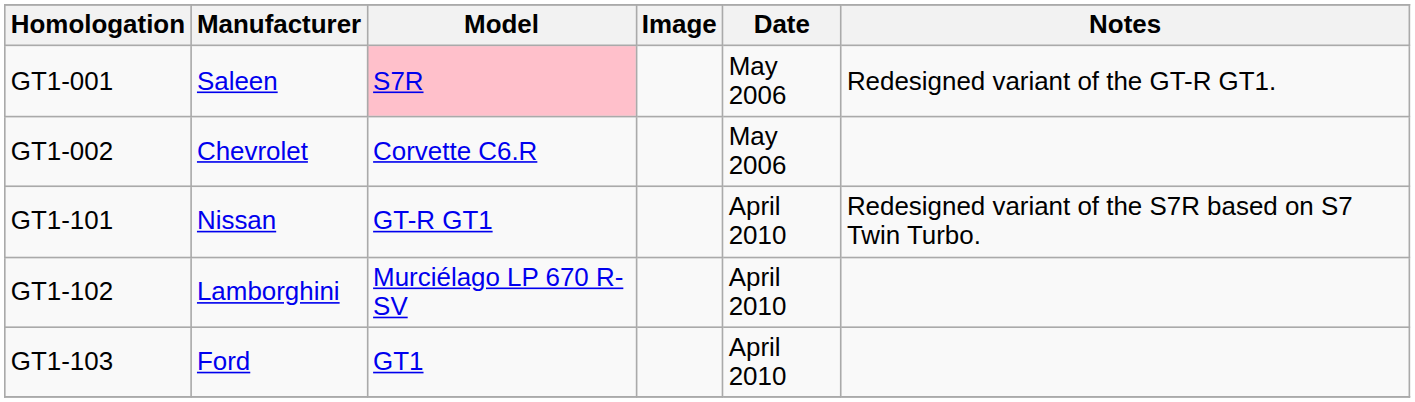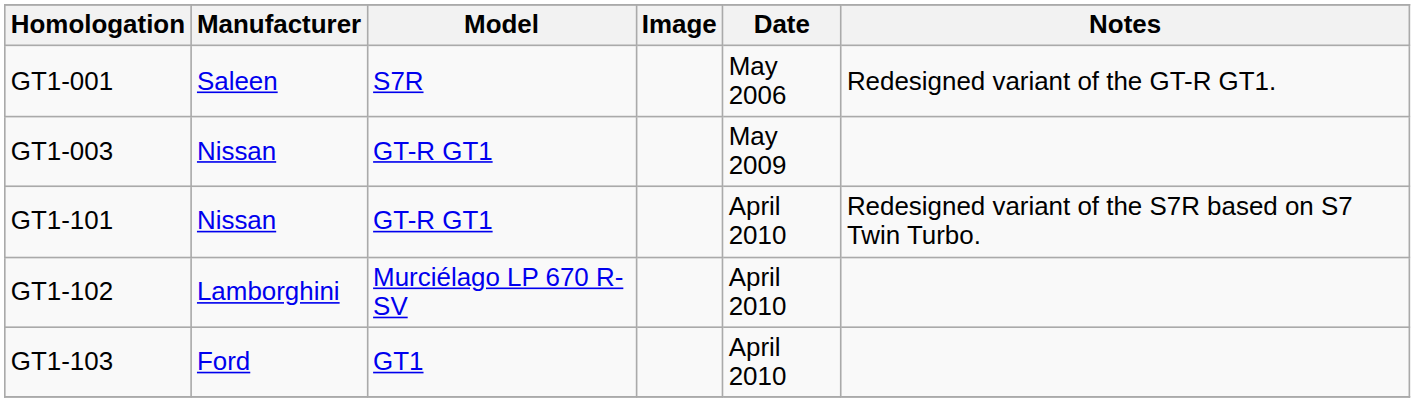(398, 80) pink background -> (398, 80) no background
- row: (62, 151)
+ row: (62, 151)
